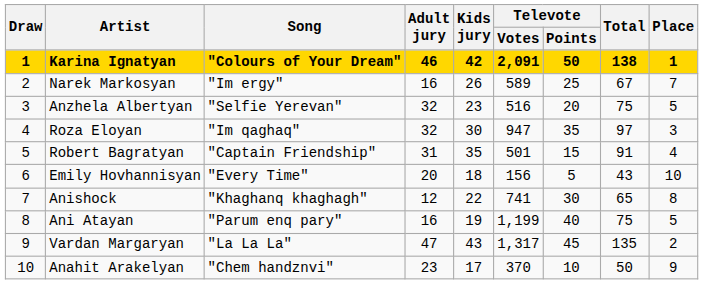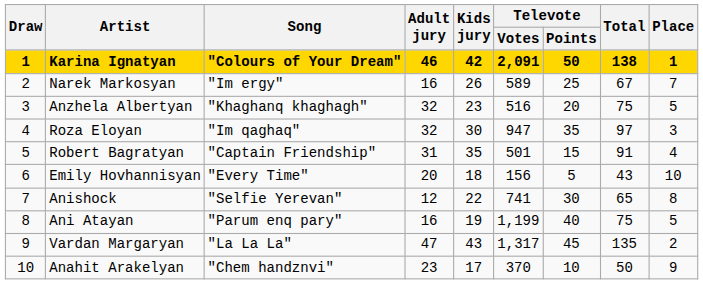(275, 108) "Selfie Yerevan" -> (288, 108) "Khaghanq khaghagh"
(288, 199) "Khaghanq khaghagh" -> (275, 199) "Selfie Yerevan"
